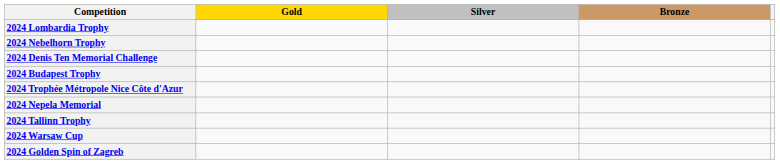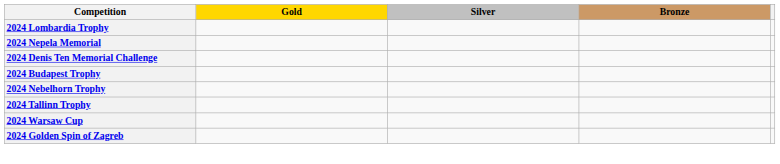rows swapped: (56, 43) <-> (54, 105)
- row: (95, 89)
